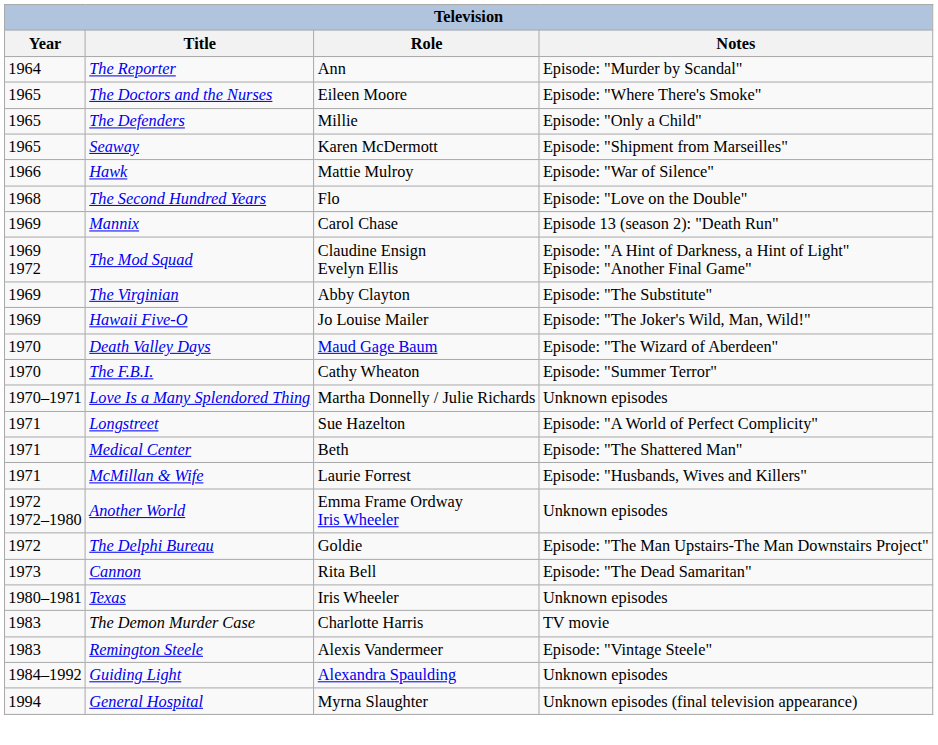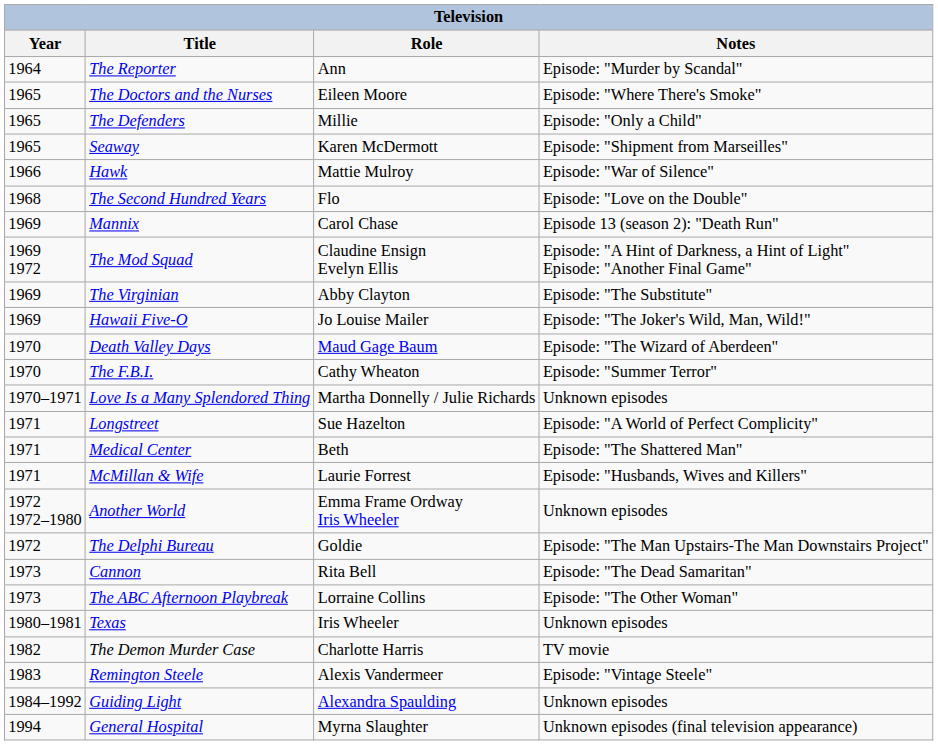+ row: (189, 597)
(25, 623) 1983 -> (25, 649) 1982
